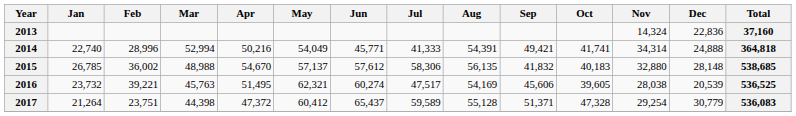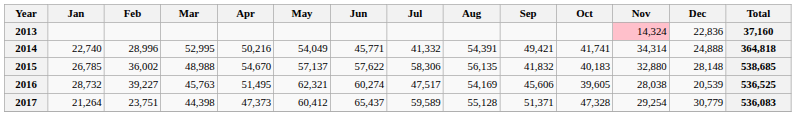(652, 31) no background -> (652, 31) pink background
(200, 49) 52,994 -> (200, 49) 52,995
(426, 49) 41,333 -> (426, 49) 41,332
(369, 67) 57,612 -> (369, 67) 57,622
(87, 85) 23,732 -> (87, 85) 28,732
(143, 85) 39,221 -> (143, 85) 39,227
(256, 102) 47,372 -> (256, 102) 47,373
